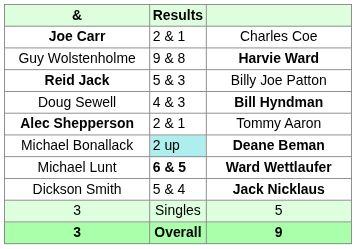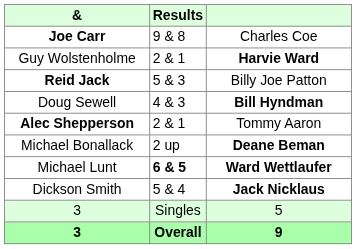(169, 37) 2 & 1 -> (169, 37) 9 & 8
(169, 58) 9 & 8 -> (169, 58) 2 & 1
(166, 145) paleturquoise background -> (166, 145) no background
